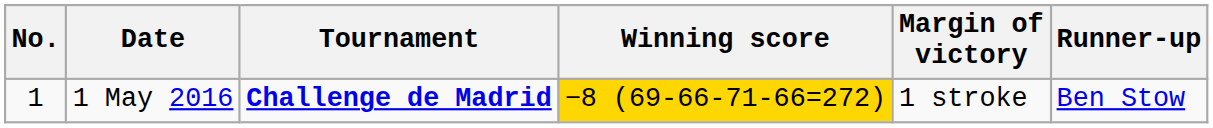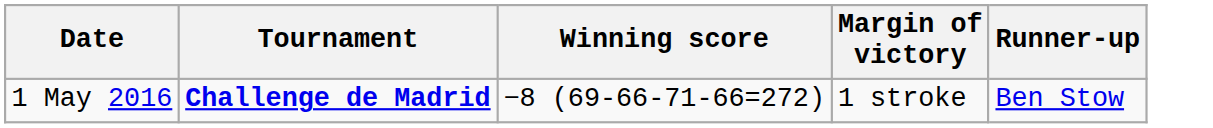- column: (36, 42)
(725, 101) gold background -> (664, 101) no background
